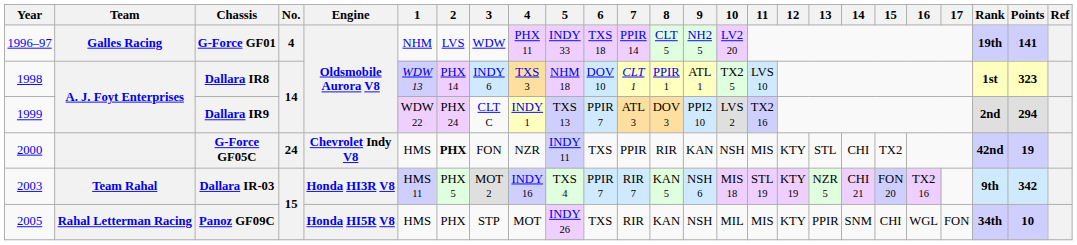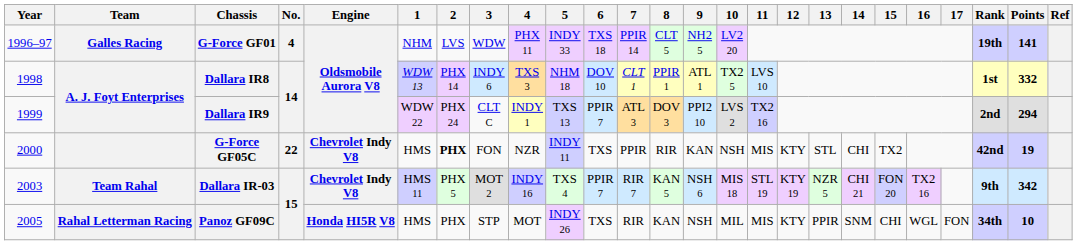(1028, 78) 323 -> (1028, 78) 332
(291, 150) 24 -> (291, 150) 22
(351, 185) Honda HI3R V8 -> (351, 185) Chevrolet Indy V8
